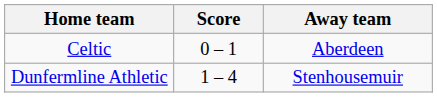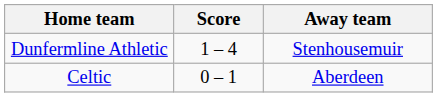rows swapped: (89, 48) <-> (89, 77)
